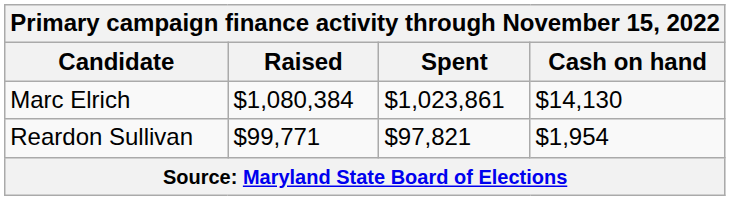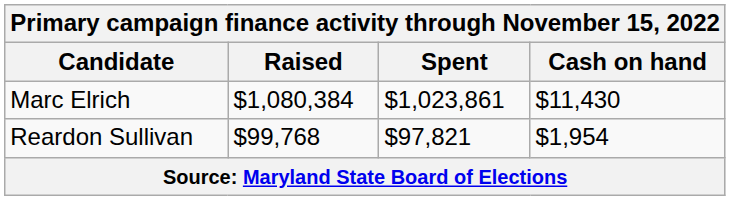(579, 99) $14,130 -> (578, 99) $11,430
(277, 137) $99,771 -> (277, 137) $99,768
